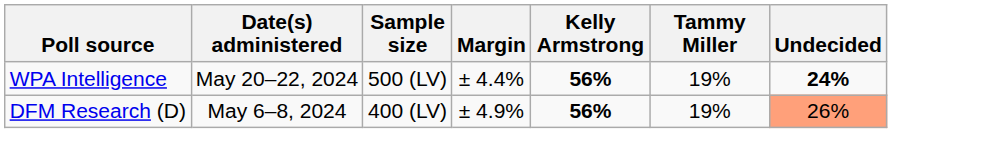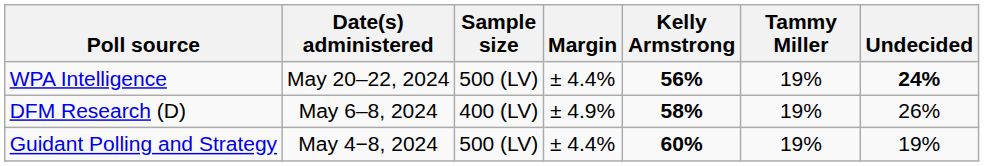(590, 112) 56% -> (682, 112) 58%
(828, 112) lightsalmon background -> (919, 112) no background
+ row: (143, 145)
